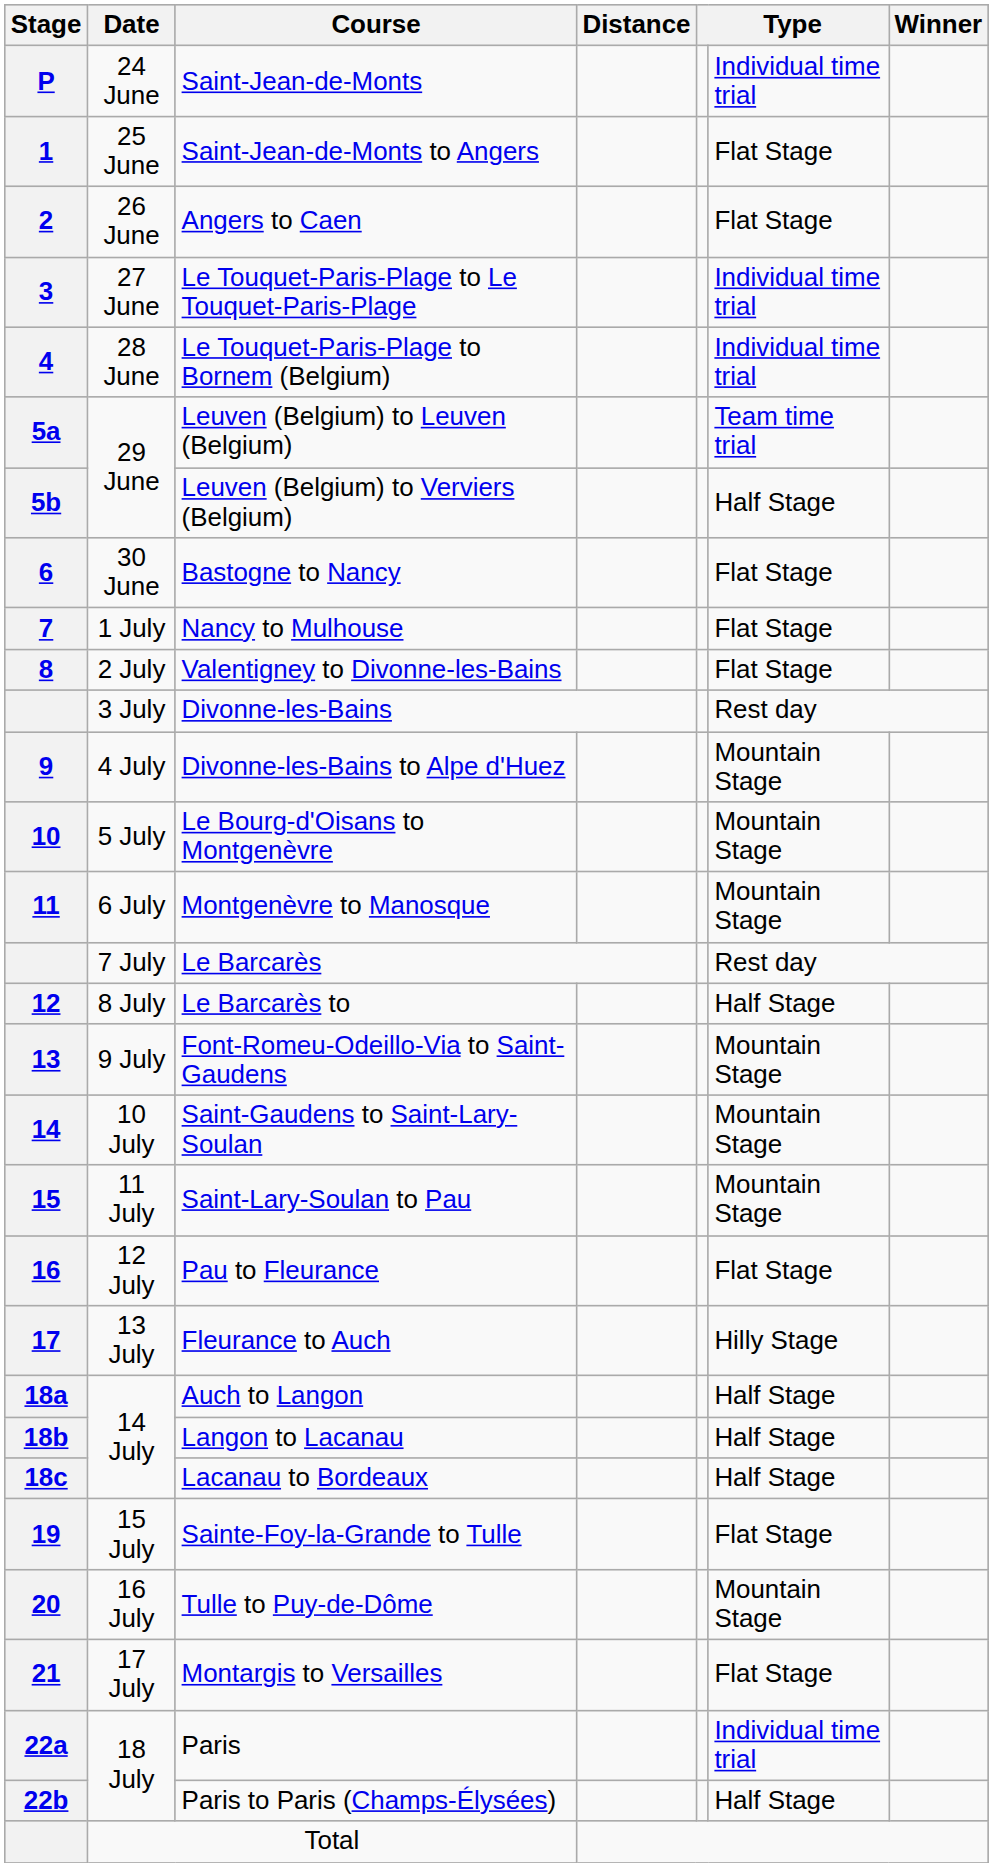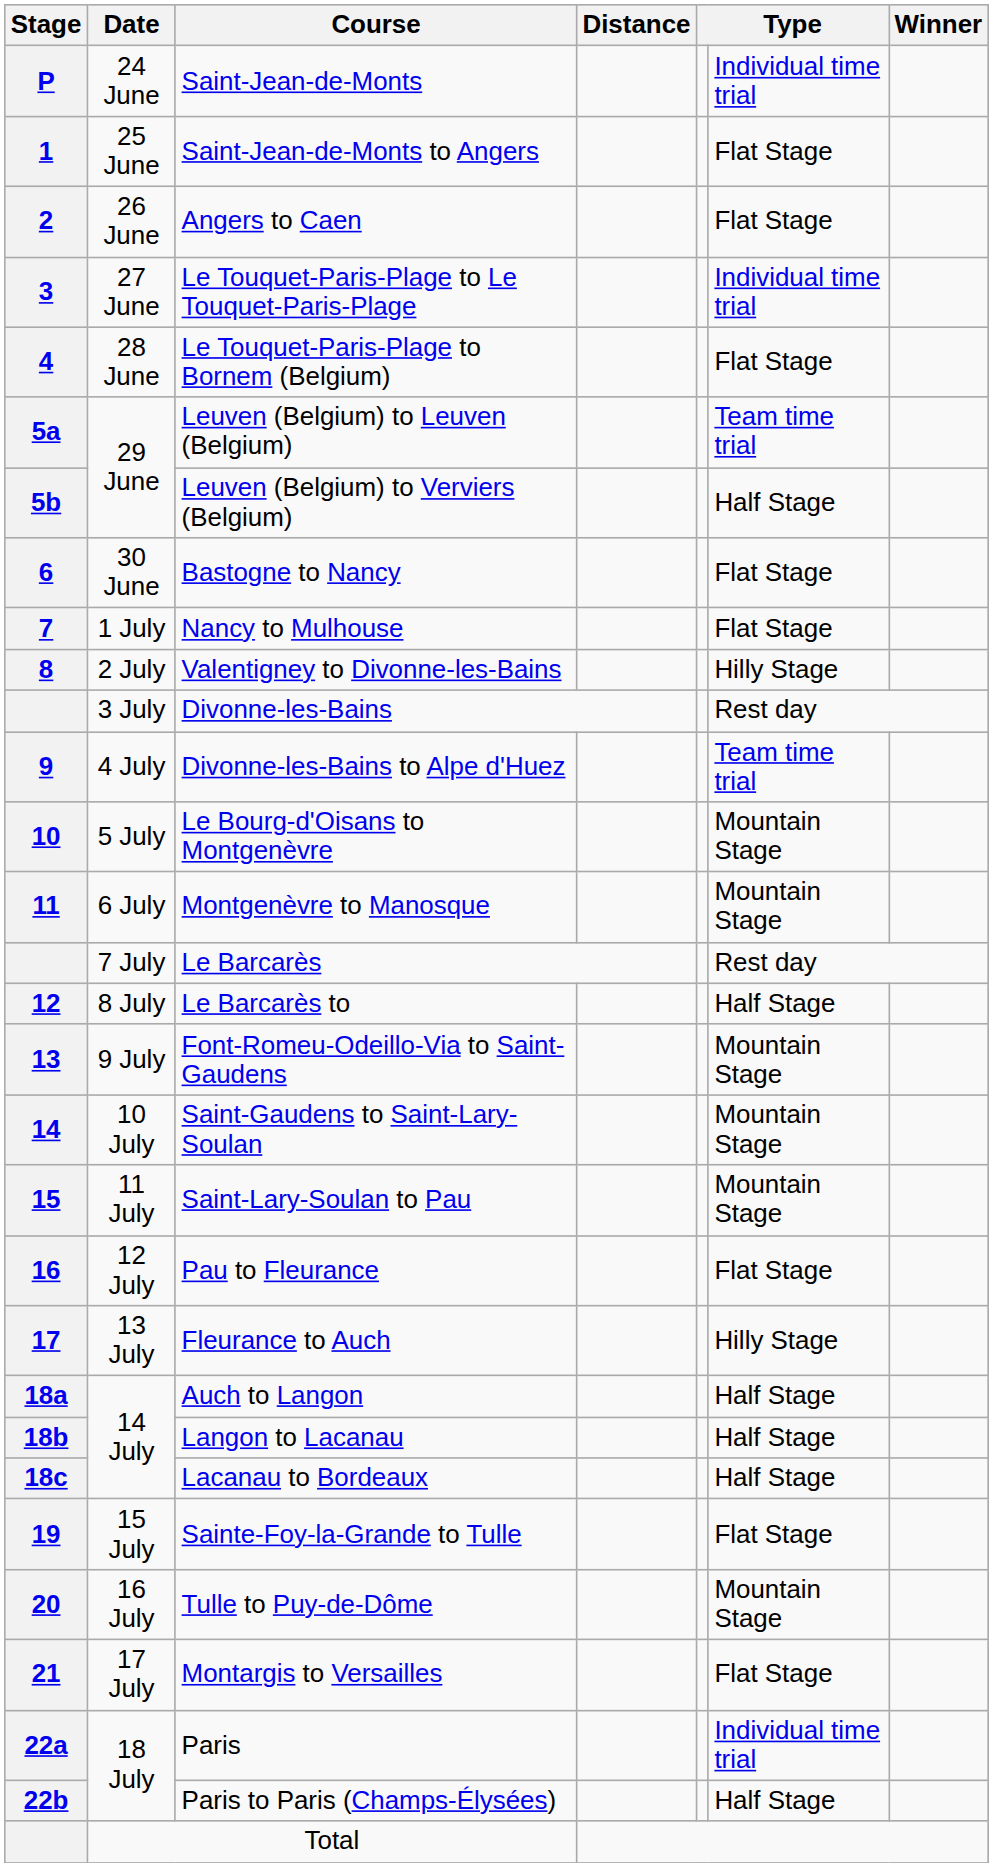(797, 361) Individual time trial -> (773, 361) Flat Stage
(773, 669) Flat Stage -> (776, 669) Hilly Stage
(768, 766) Mountain Stage -> (774, 766) Team time trial
